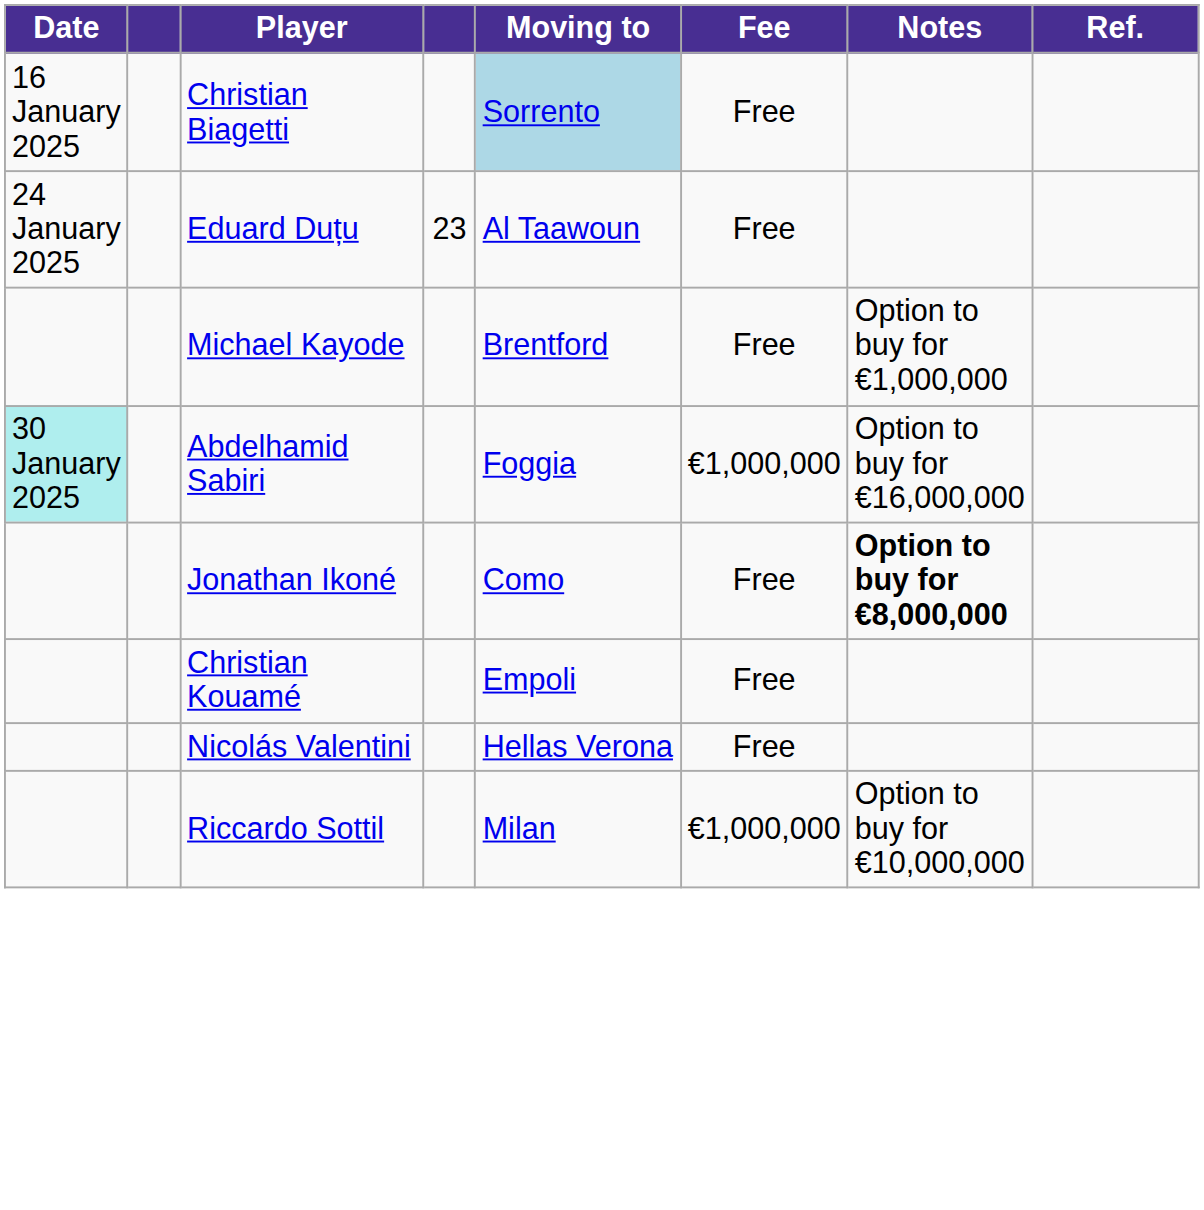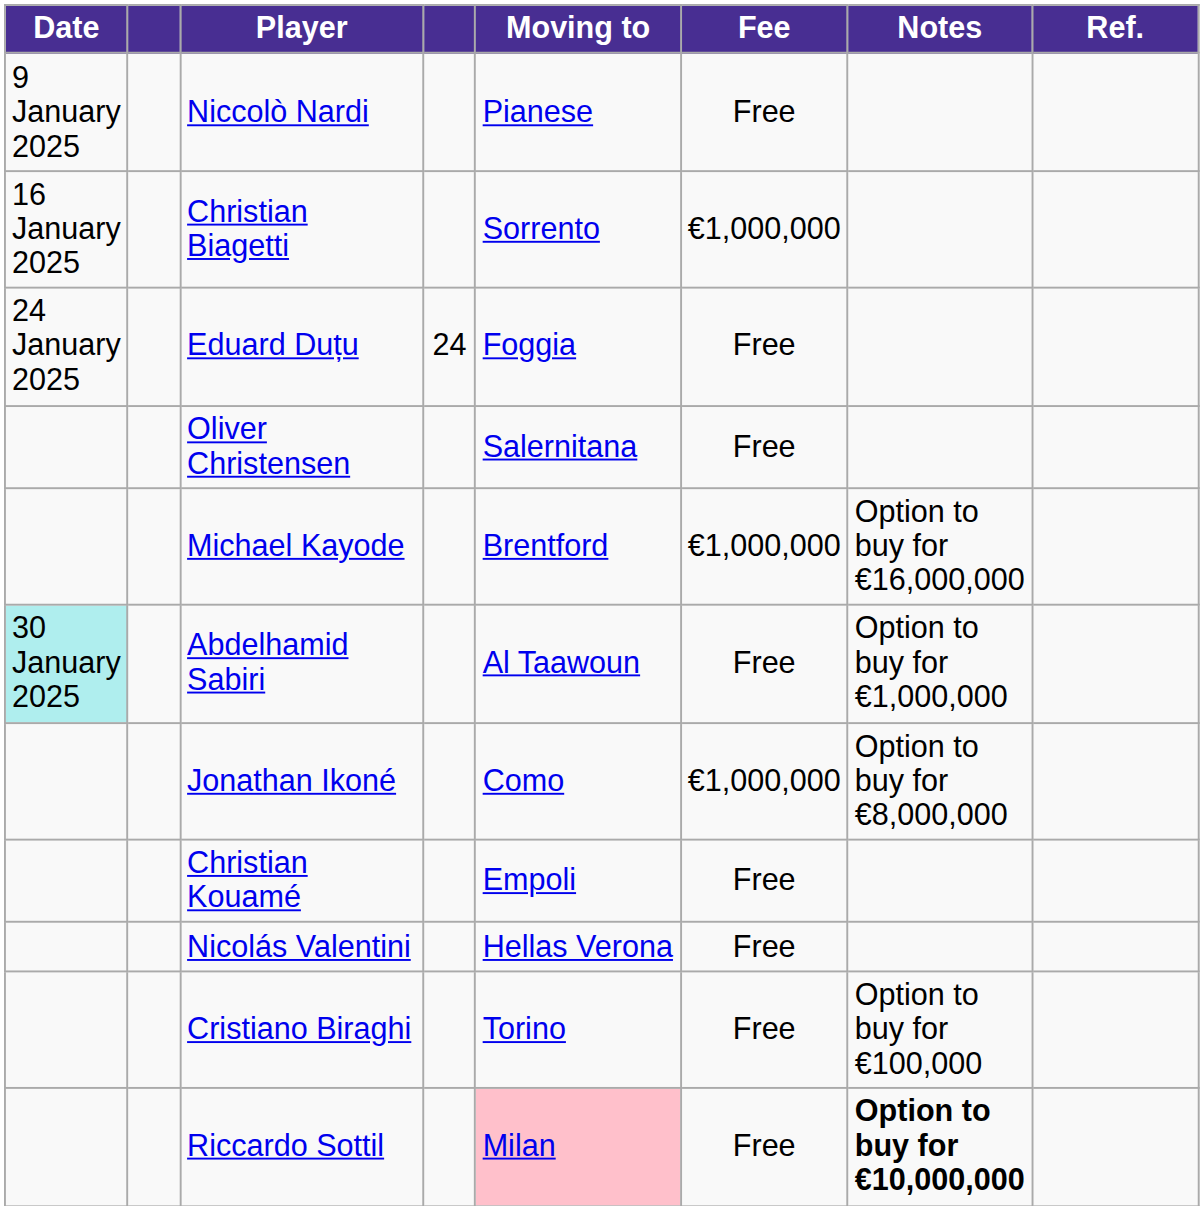+ row: (278, 111)
(541, 111) lightblue background -> (541, 228) no background
(764, 111) Free -> (764, 228) €1,000,000
(449, 228) 23 -> (449, 346) 24
(561, 228) Al Taawoun -> (529, 346) Foggia
+ row: (269, 446)
(764, 346) Free -> (764, 546) €1,000,000
(931, 346) Option to buy for €1,000,000 -> (940, 546) Option to buy for €16,000,000
(529, 463) Foggia -> (561, 663) Al Taawoun
(764, 463) €1,000,000 -> (764, 663) Free
(940, 463) Option to buy for €16,000,000 -> (931, 663) Option to buy for €1,000,000
(764, 580) Free -> (764, 780) €1,000,000
(931, 580) bold -> (931, 780) normal
+ row: (299, 1029)
(519, 829) no background -> (519, 1146) pink background
(764, 829) €1,000,000 -> (764, 1146) Free
(940, 829) normal -> (940, 1146) bold
